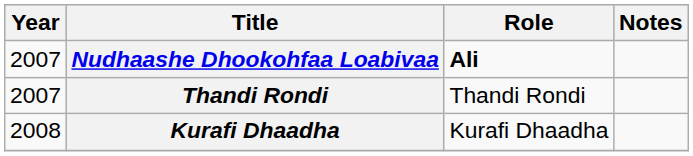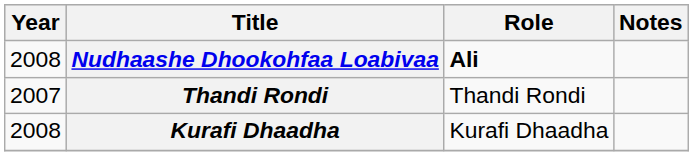(35, 58) 2007 -> (35, 58) 2008
